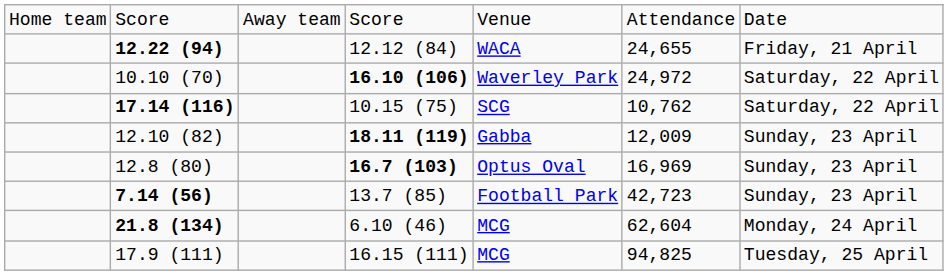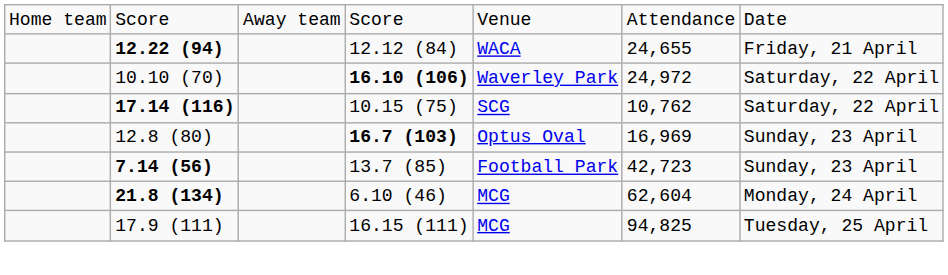- row: (169, 137)
